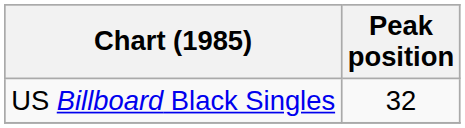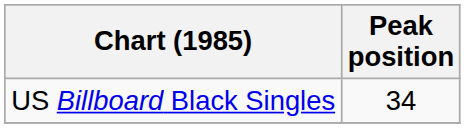(401, 100) 32 -> (401, 100) 34
